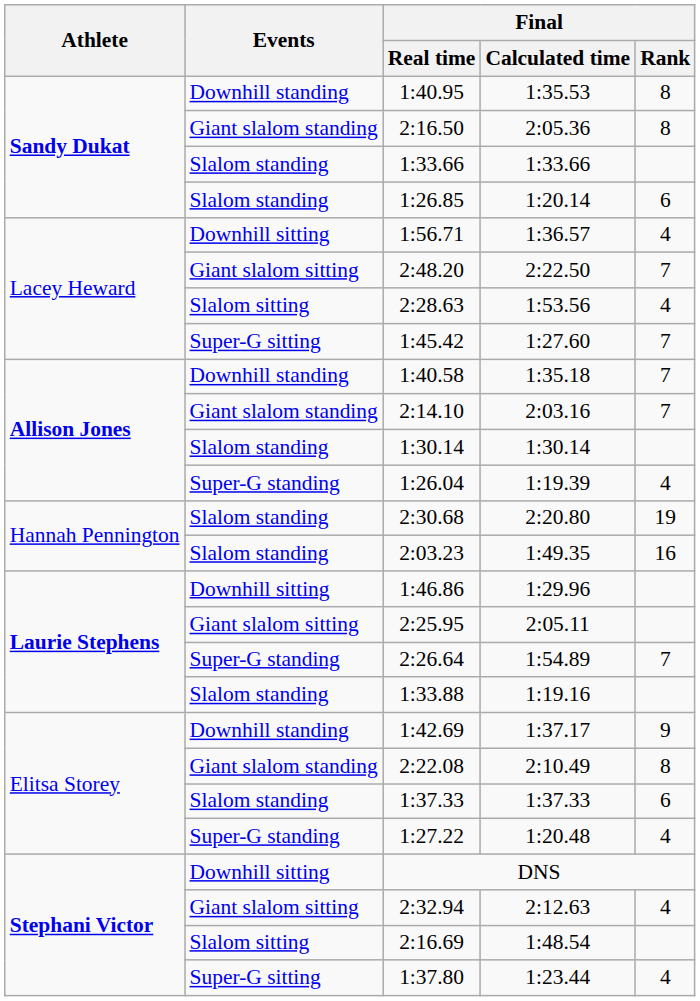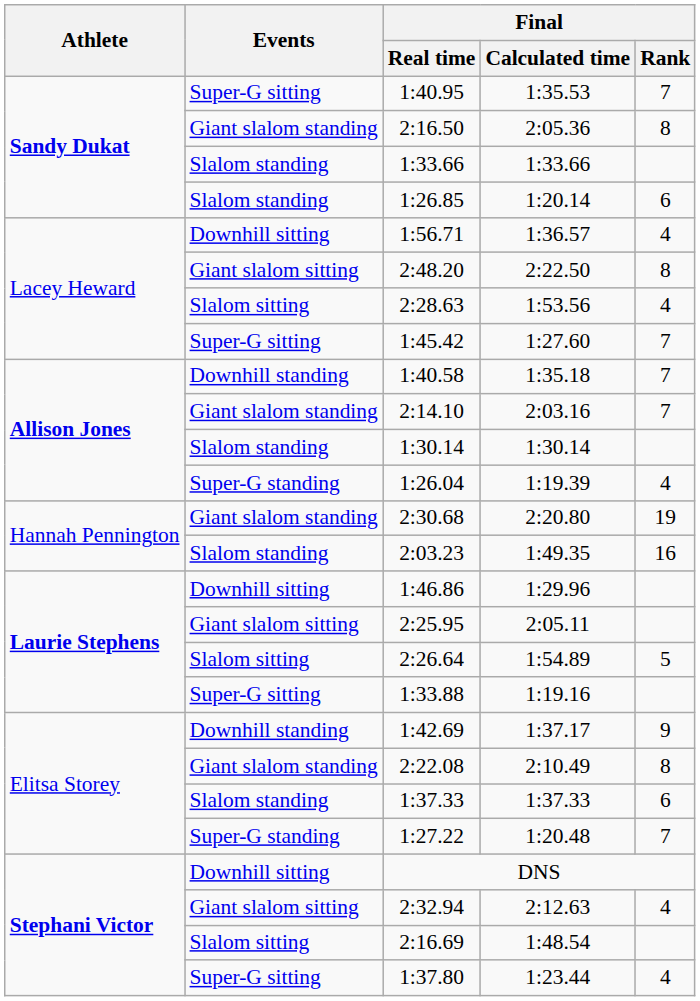(269, 93) Downhill standing -> (255, 93) Super-G sitting
(665, 93) 8 -> (665, 93) 7
(665, 270) 7 -> (665, 270) 8
(259, 518) Slalom standing -> (284, 518) Giant slalom standing
(265, 659) Super-G standing -> (249, 659) Slalom sitting
(665, 659) 7 -> (665, 659) 5
(259, 694) Slalom standing -> (255, 694) Super-G sitting
(665, 836) 4 -> (665, 836) 7
